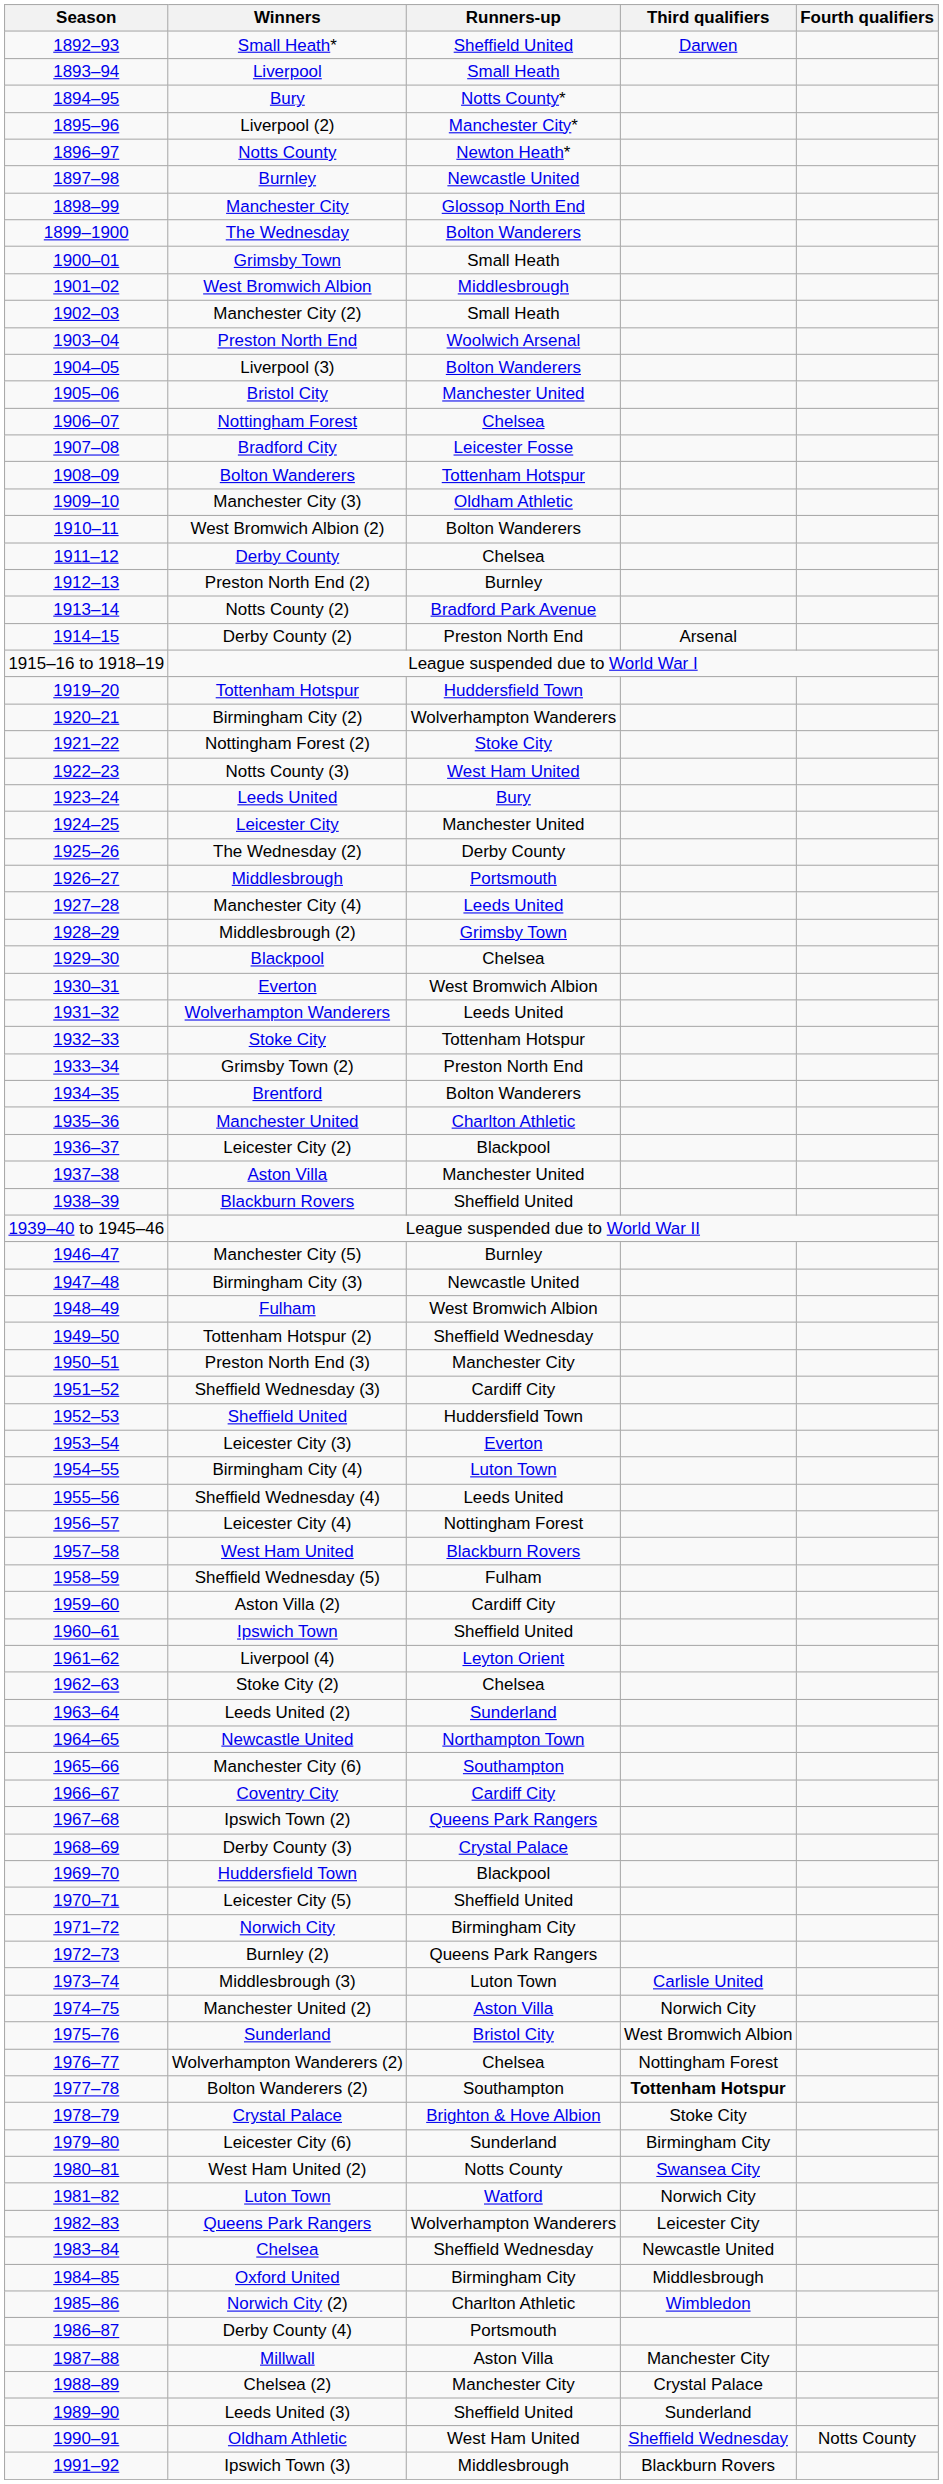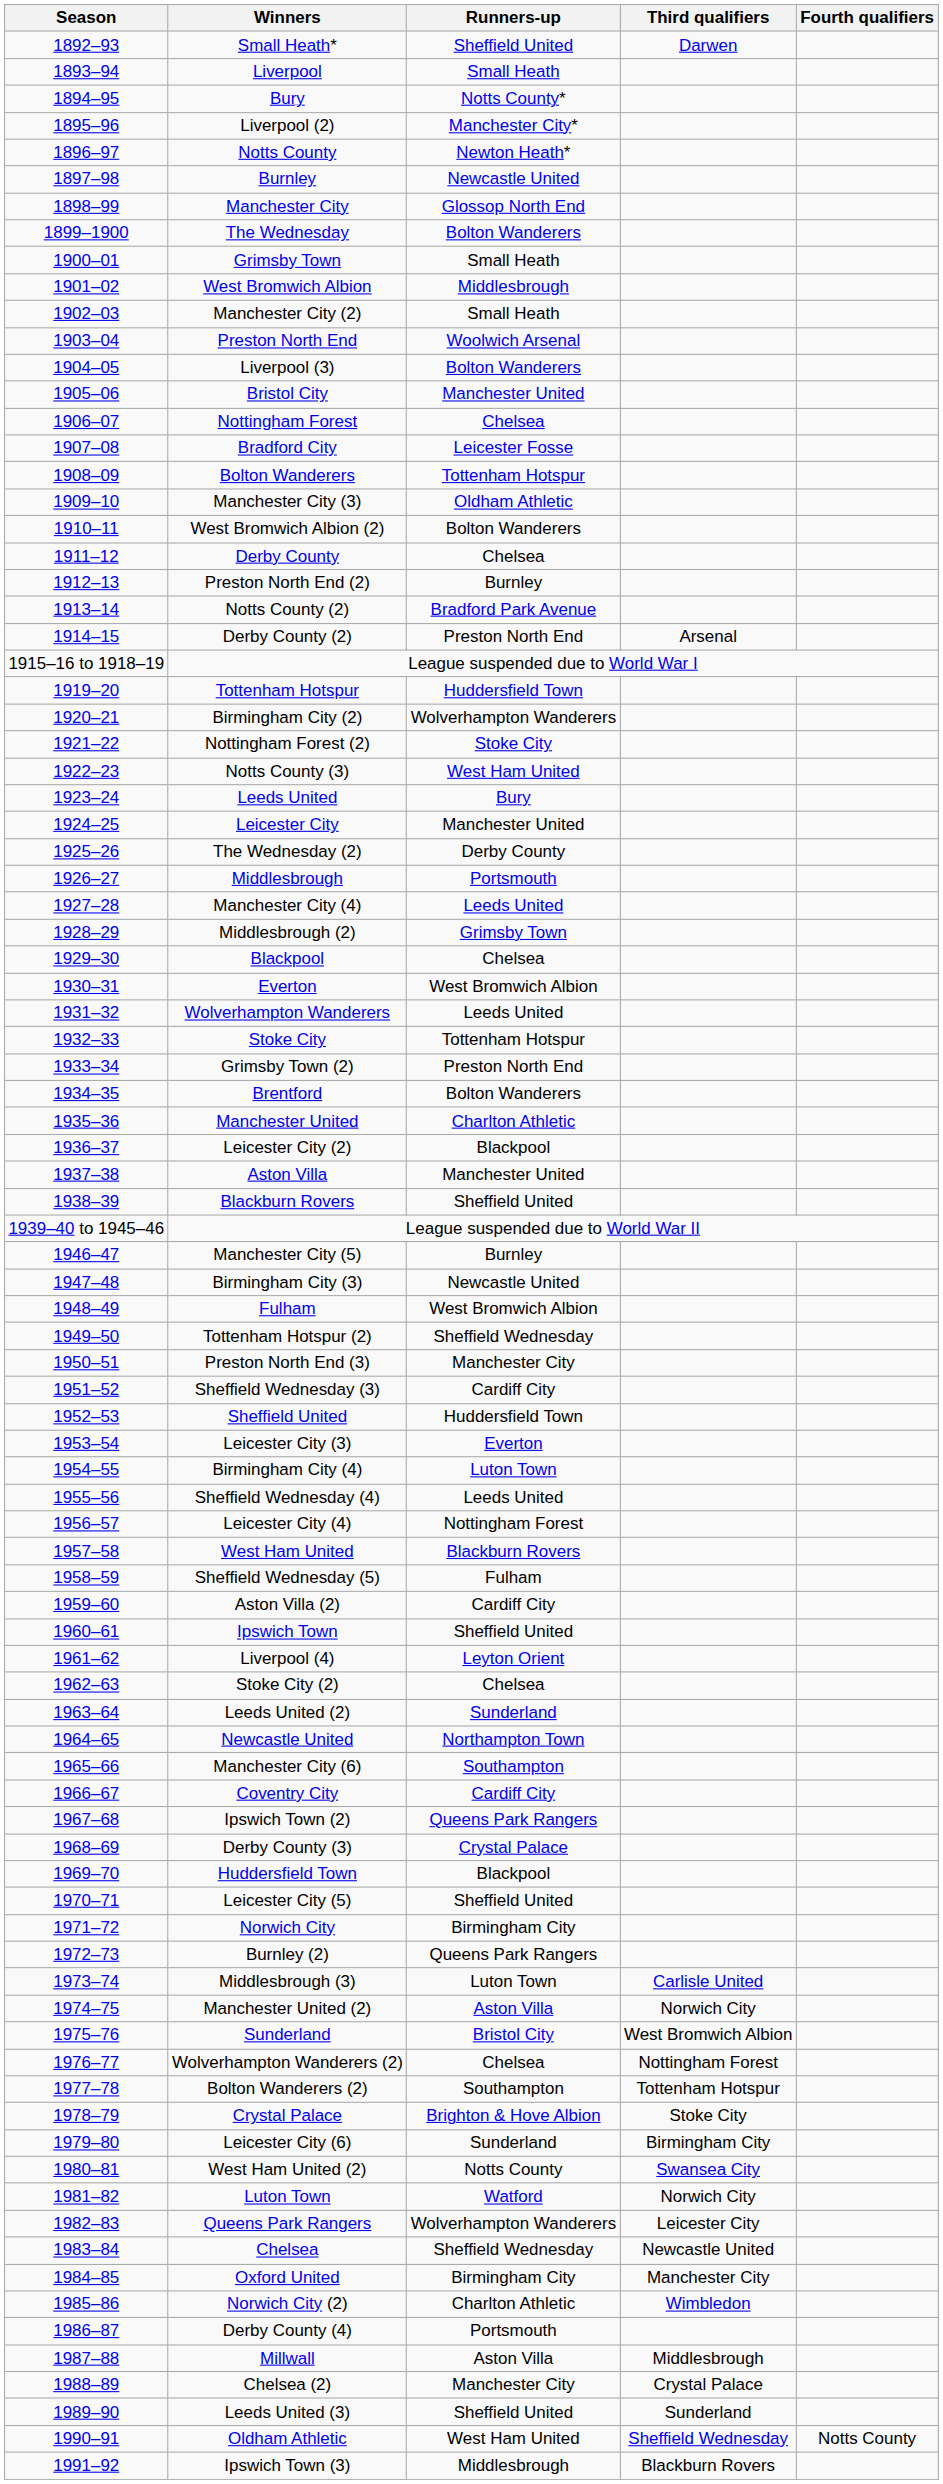(708, 2089) bold -> (708, 2089) normal
(708, 2277) Middlesbrough -> (708, 2277) Manchester City
(708, 2358) Manchester City -> (708, 2358) Middlesbrough
